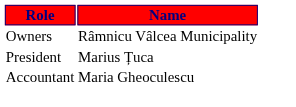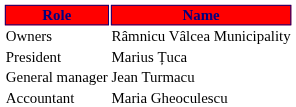+ row: (57, 77)
